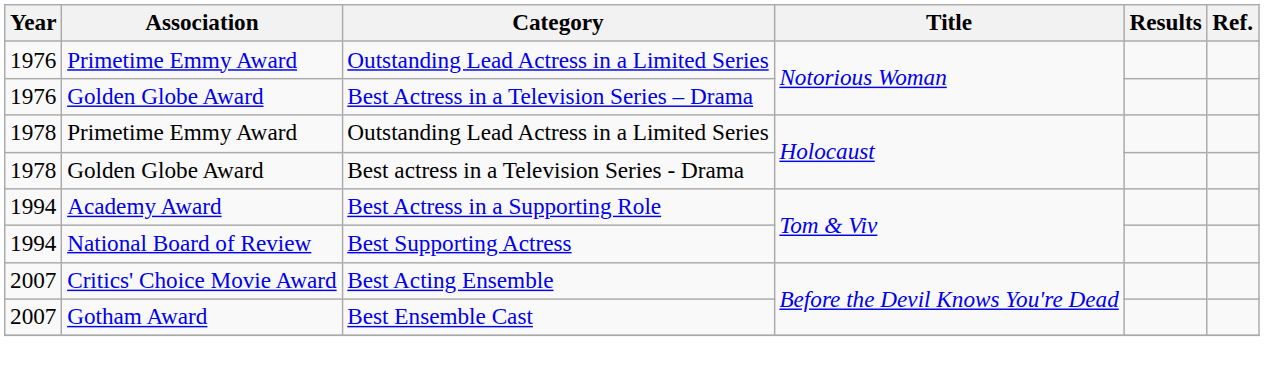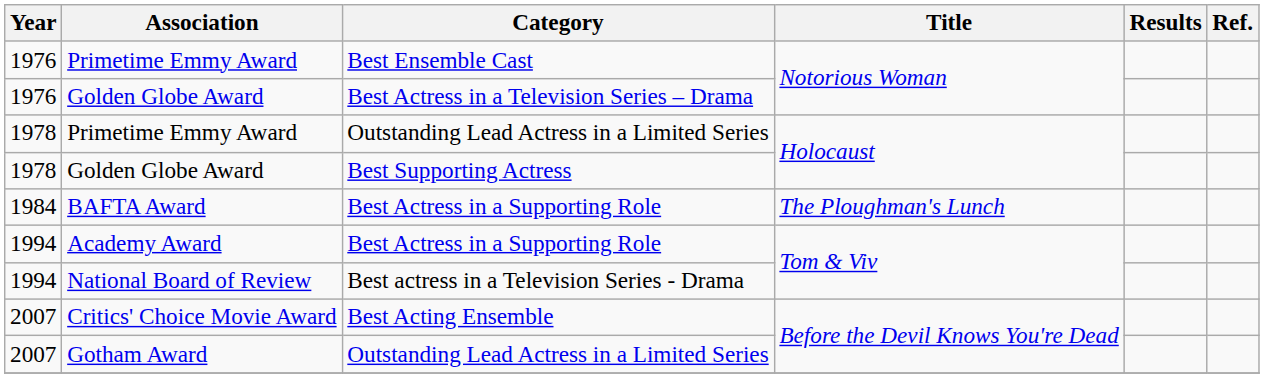(558, 59) Outstanding Lead Actress in a Limited Series -> (440, 59) Best Ensemble Cast
(546, 170) Best actress in a Television Series - Drama -> (459, 170) Best Supporting Actress
+ row: (33, 206)
(459, 243) Best Supporting Actress -> (546, 280) Best actress in a Television Series - Drama
(440, 317) Best Ensemble Cast -> (558, 354) Outstanding Lead Actress in a Limited Series
